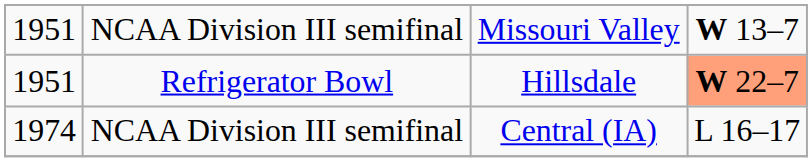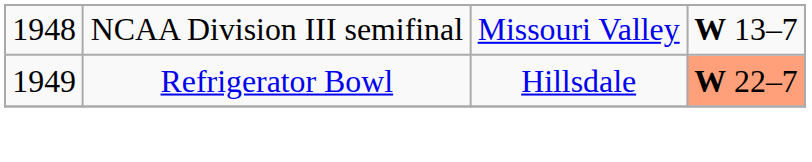(44, 29) 1951 -> (44, 29) 1948
(44, 80) 1951 -> (44, 80) 1949
- row: (579, 130)
